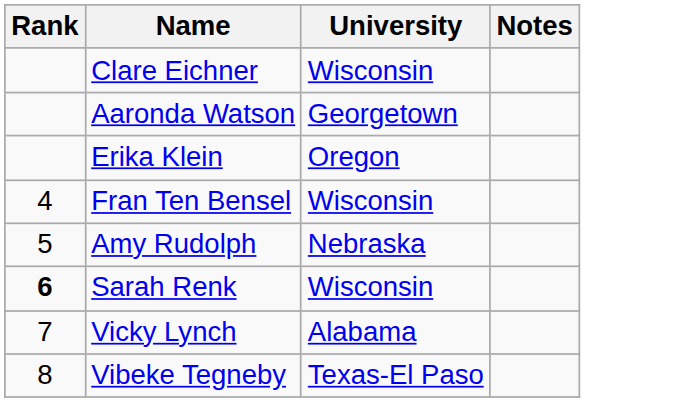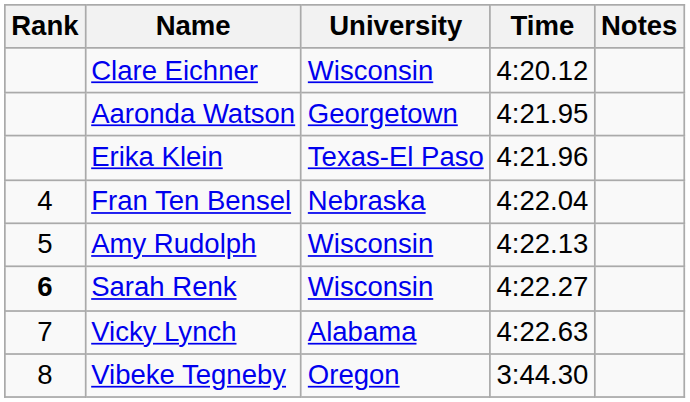+ column: (542, 26)
(354, 157) Oregon -> (396, 157) Texas-El Paso
(371, 200) Wisconsin -> (367, 200) Nebraska
(367, 244) Nebraska -> (371, 244) Wisconsin
(396, 375) Texas-El Paso -> (354, 375) Oregon
